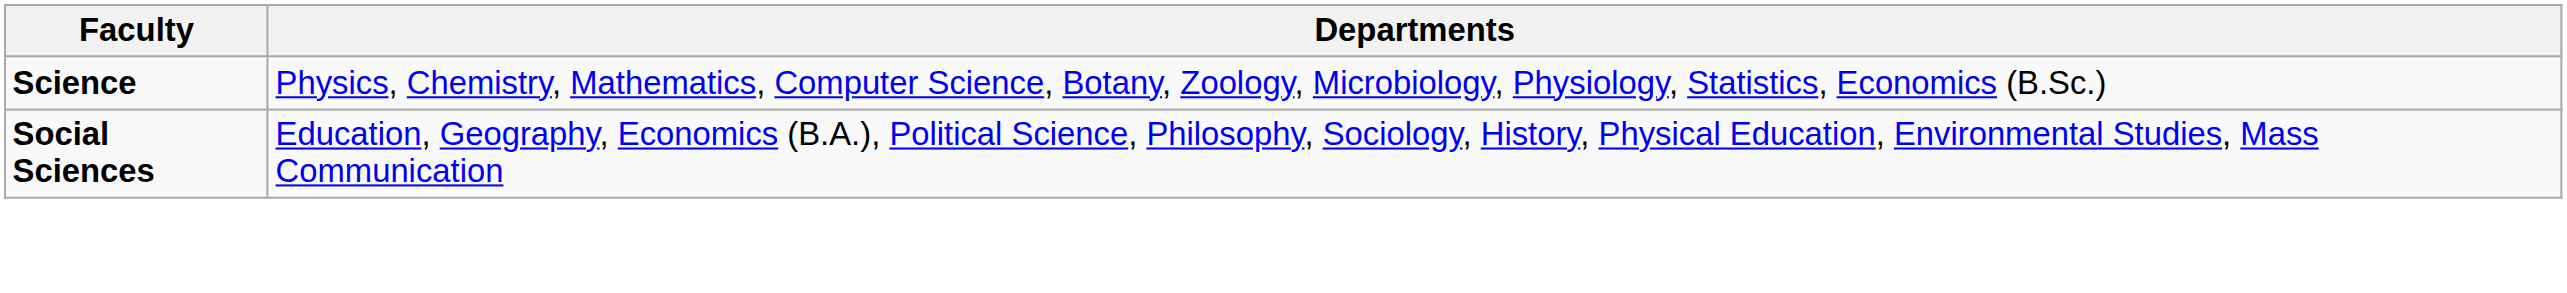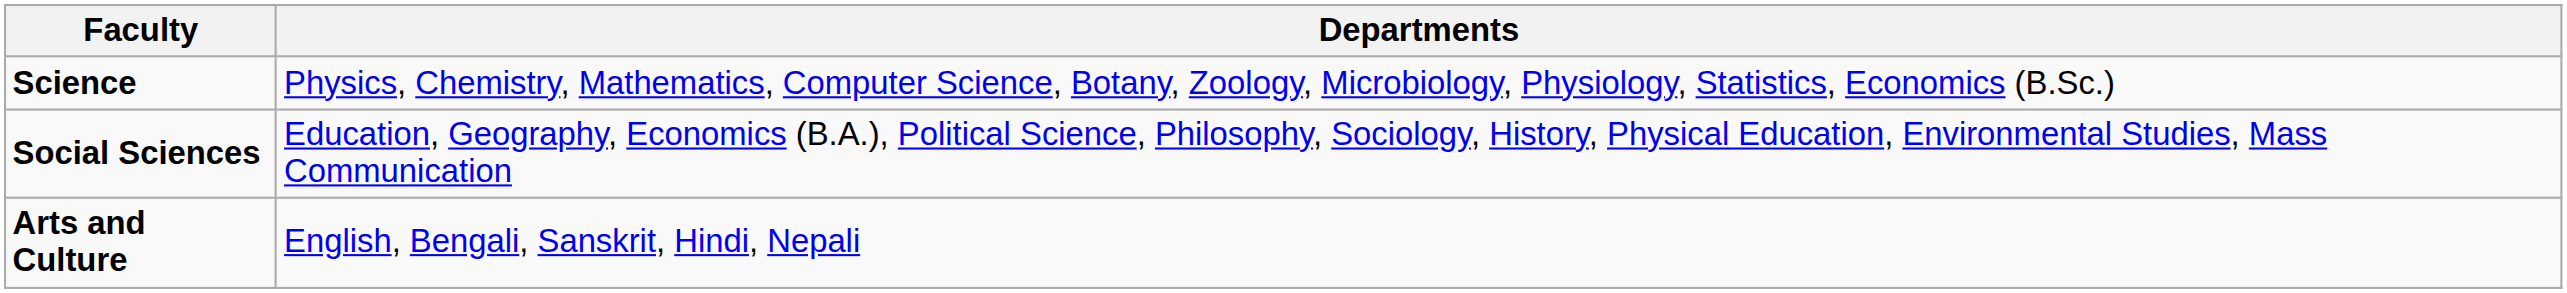+ row: (79, 241)
